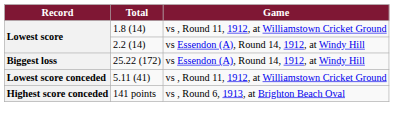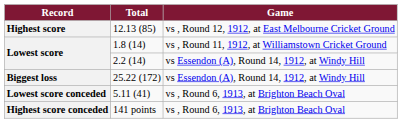+ row: (134, 28)
(276, 77) vs , Round 11, 1912, at Williamstown Cricket Ground -> (255, 93) vs , Round 6, 1913, at Brighton Beach Oval
